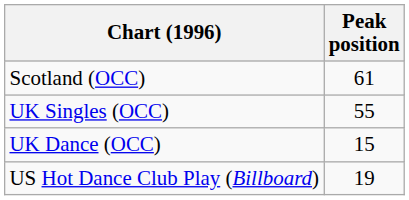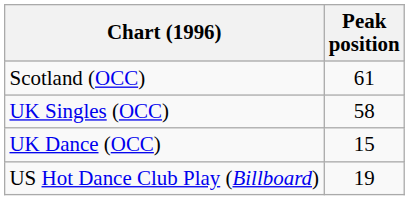(364, 111) 55 -> (364, 111) 58
